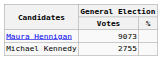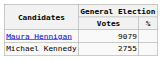(127, 36) 9073 -> (127, 36) 9079
